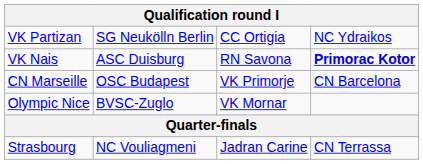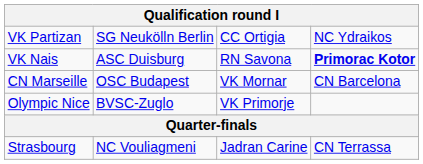(257, 81) VK Primorje -> (253, 81) VK Mornar
(253, 103) VK Mornar -> (257, 103) VK Primorje
